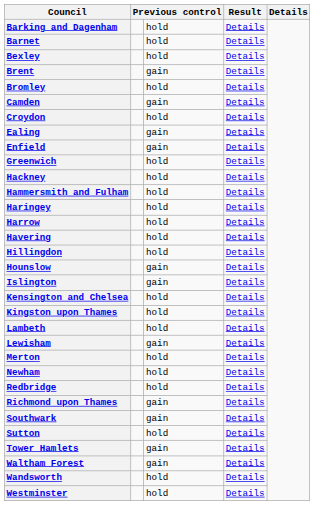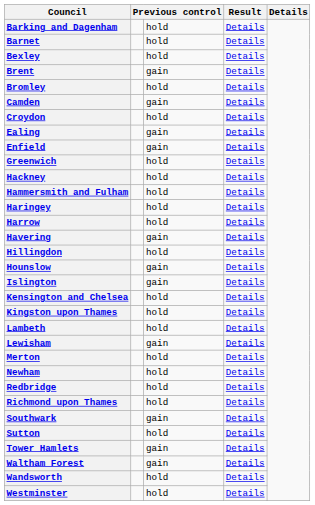(157, 238) hold -> (157, 238) gain
(157, 403) gain -> (157, 403) hold
